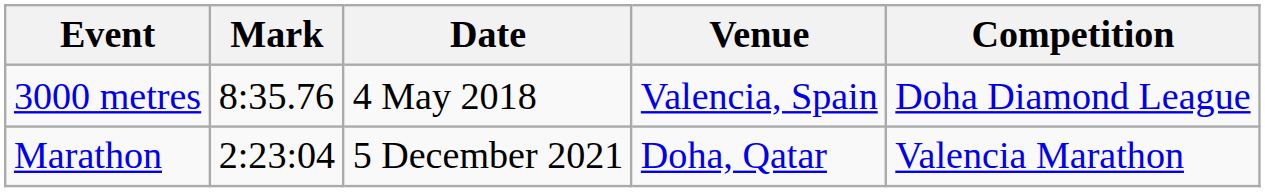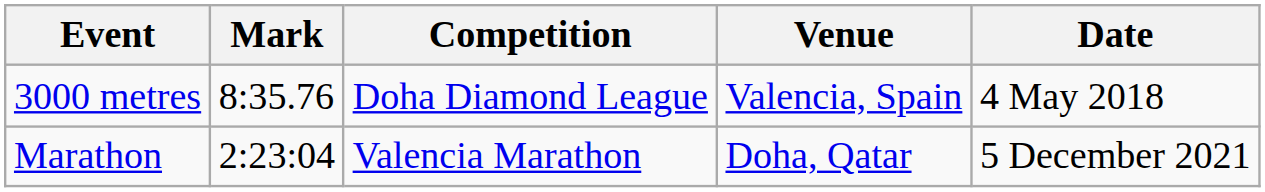columns swapped: (1073, 34) <-> (488, 34)
